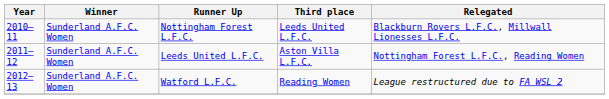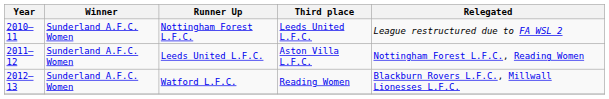(463, 31) Blackburn Rovers L.F.C., Millwall Lionesses L.F.C. -> (468, 31) League restructured due to FA WSL 2
(468, 81) League restructured due to FA WSL 2 -> (463, 81) Blackburn Rovers L.F.C., Millwall Lionesses L.F.C.
